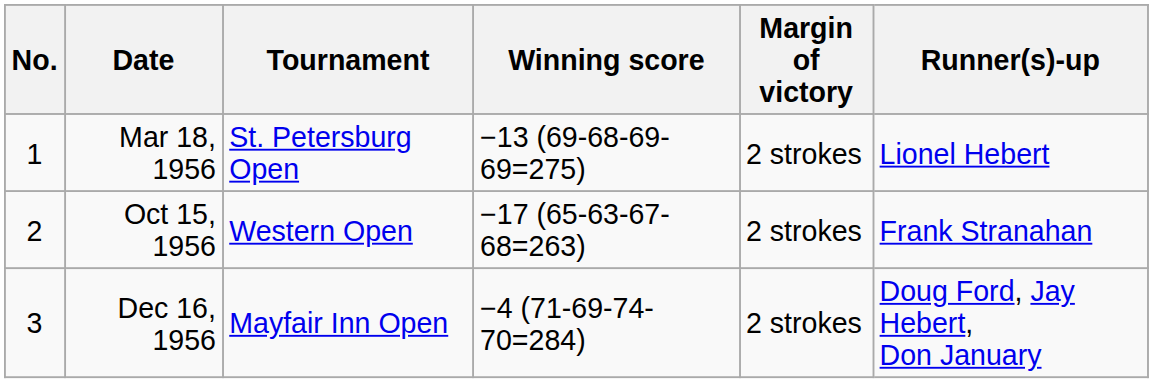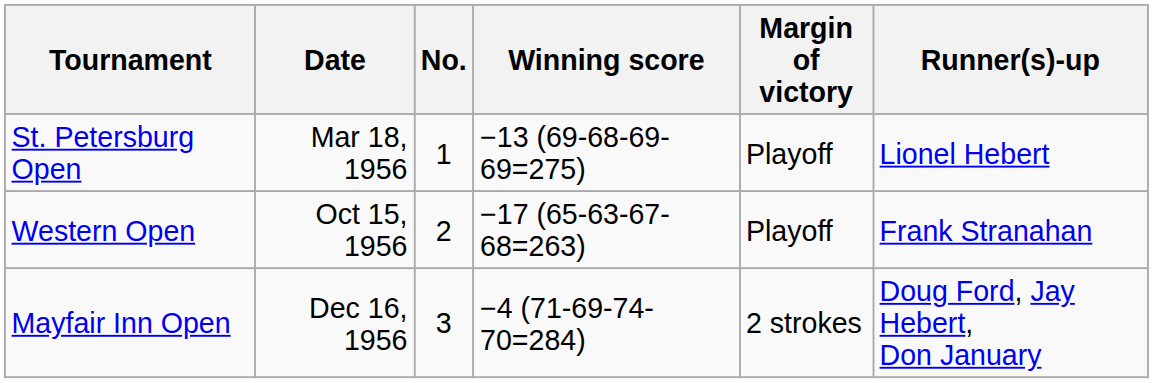columns swapped: (35, 60) <-> (348, 60)
(804, 153) 2 strokes -> (789, 153) Playoff
(804, 230) 2 strokes -> (789, 230) Playoff
